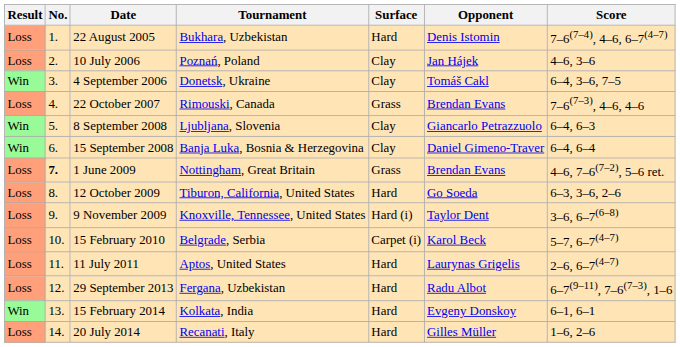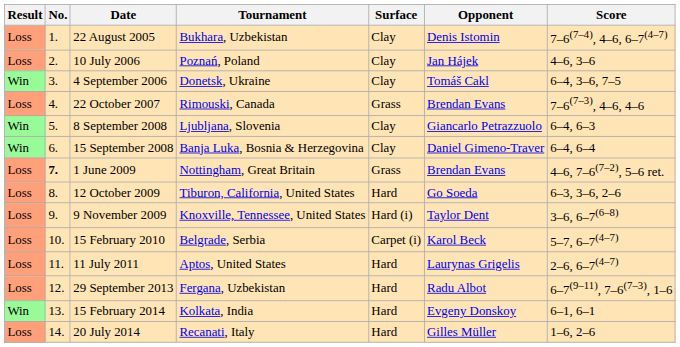(384, 37) Hard -> (384, 37) Clay
